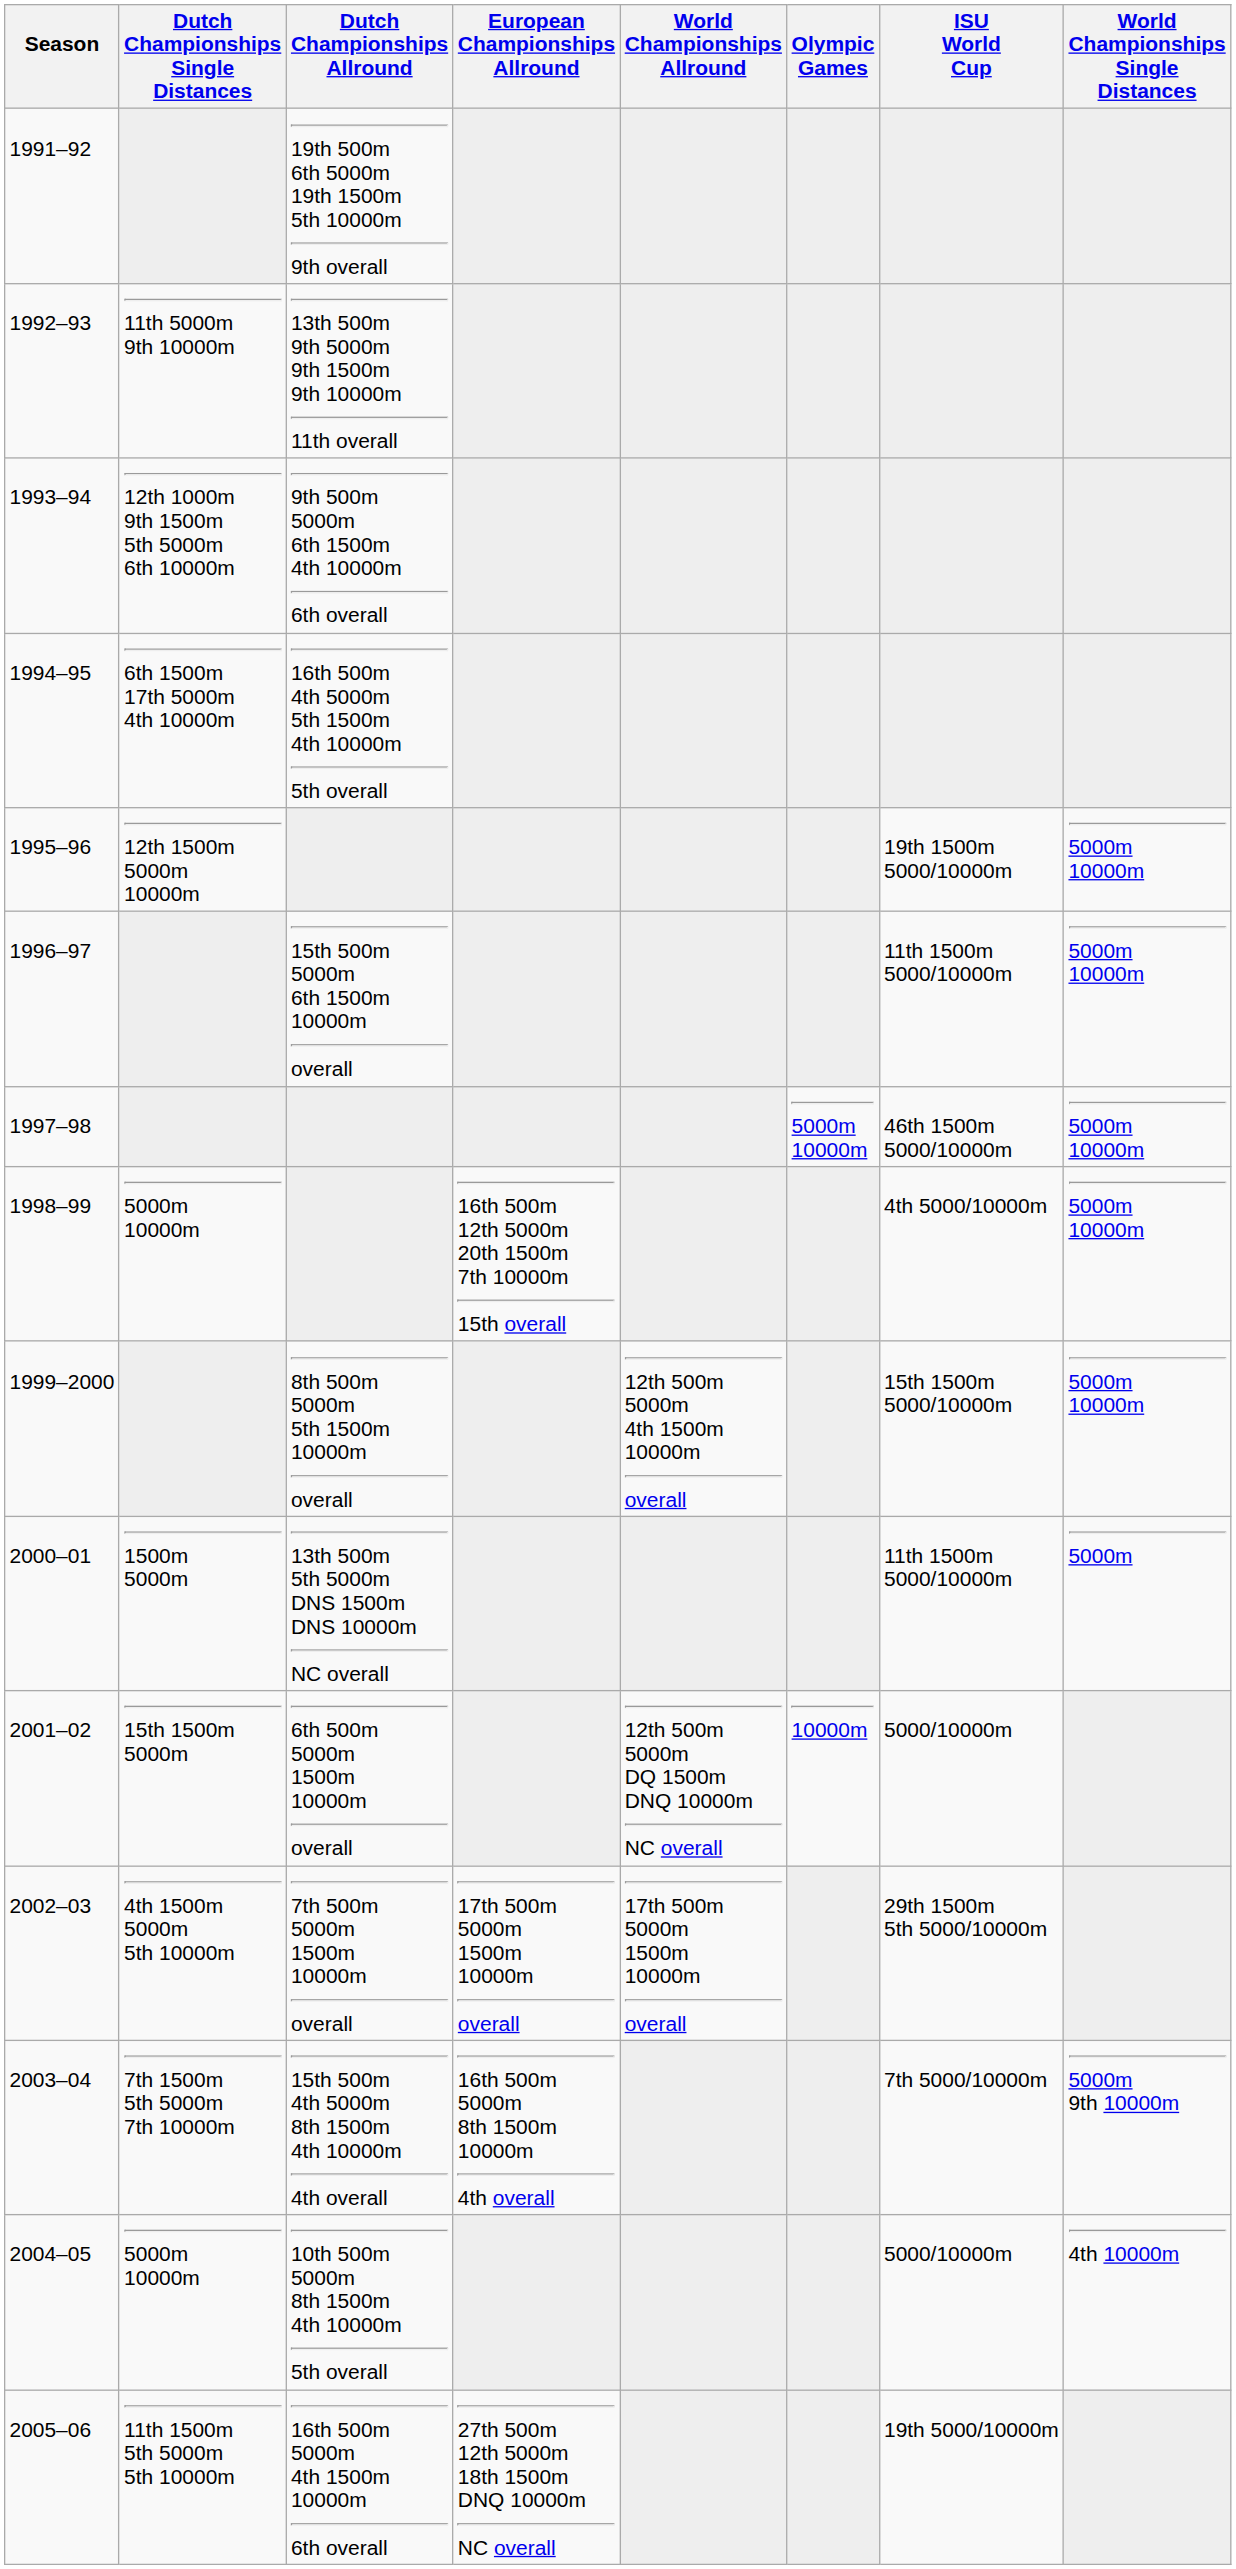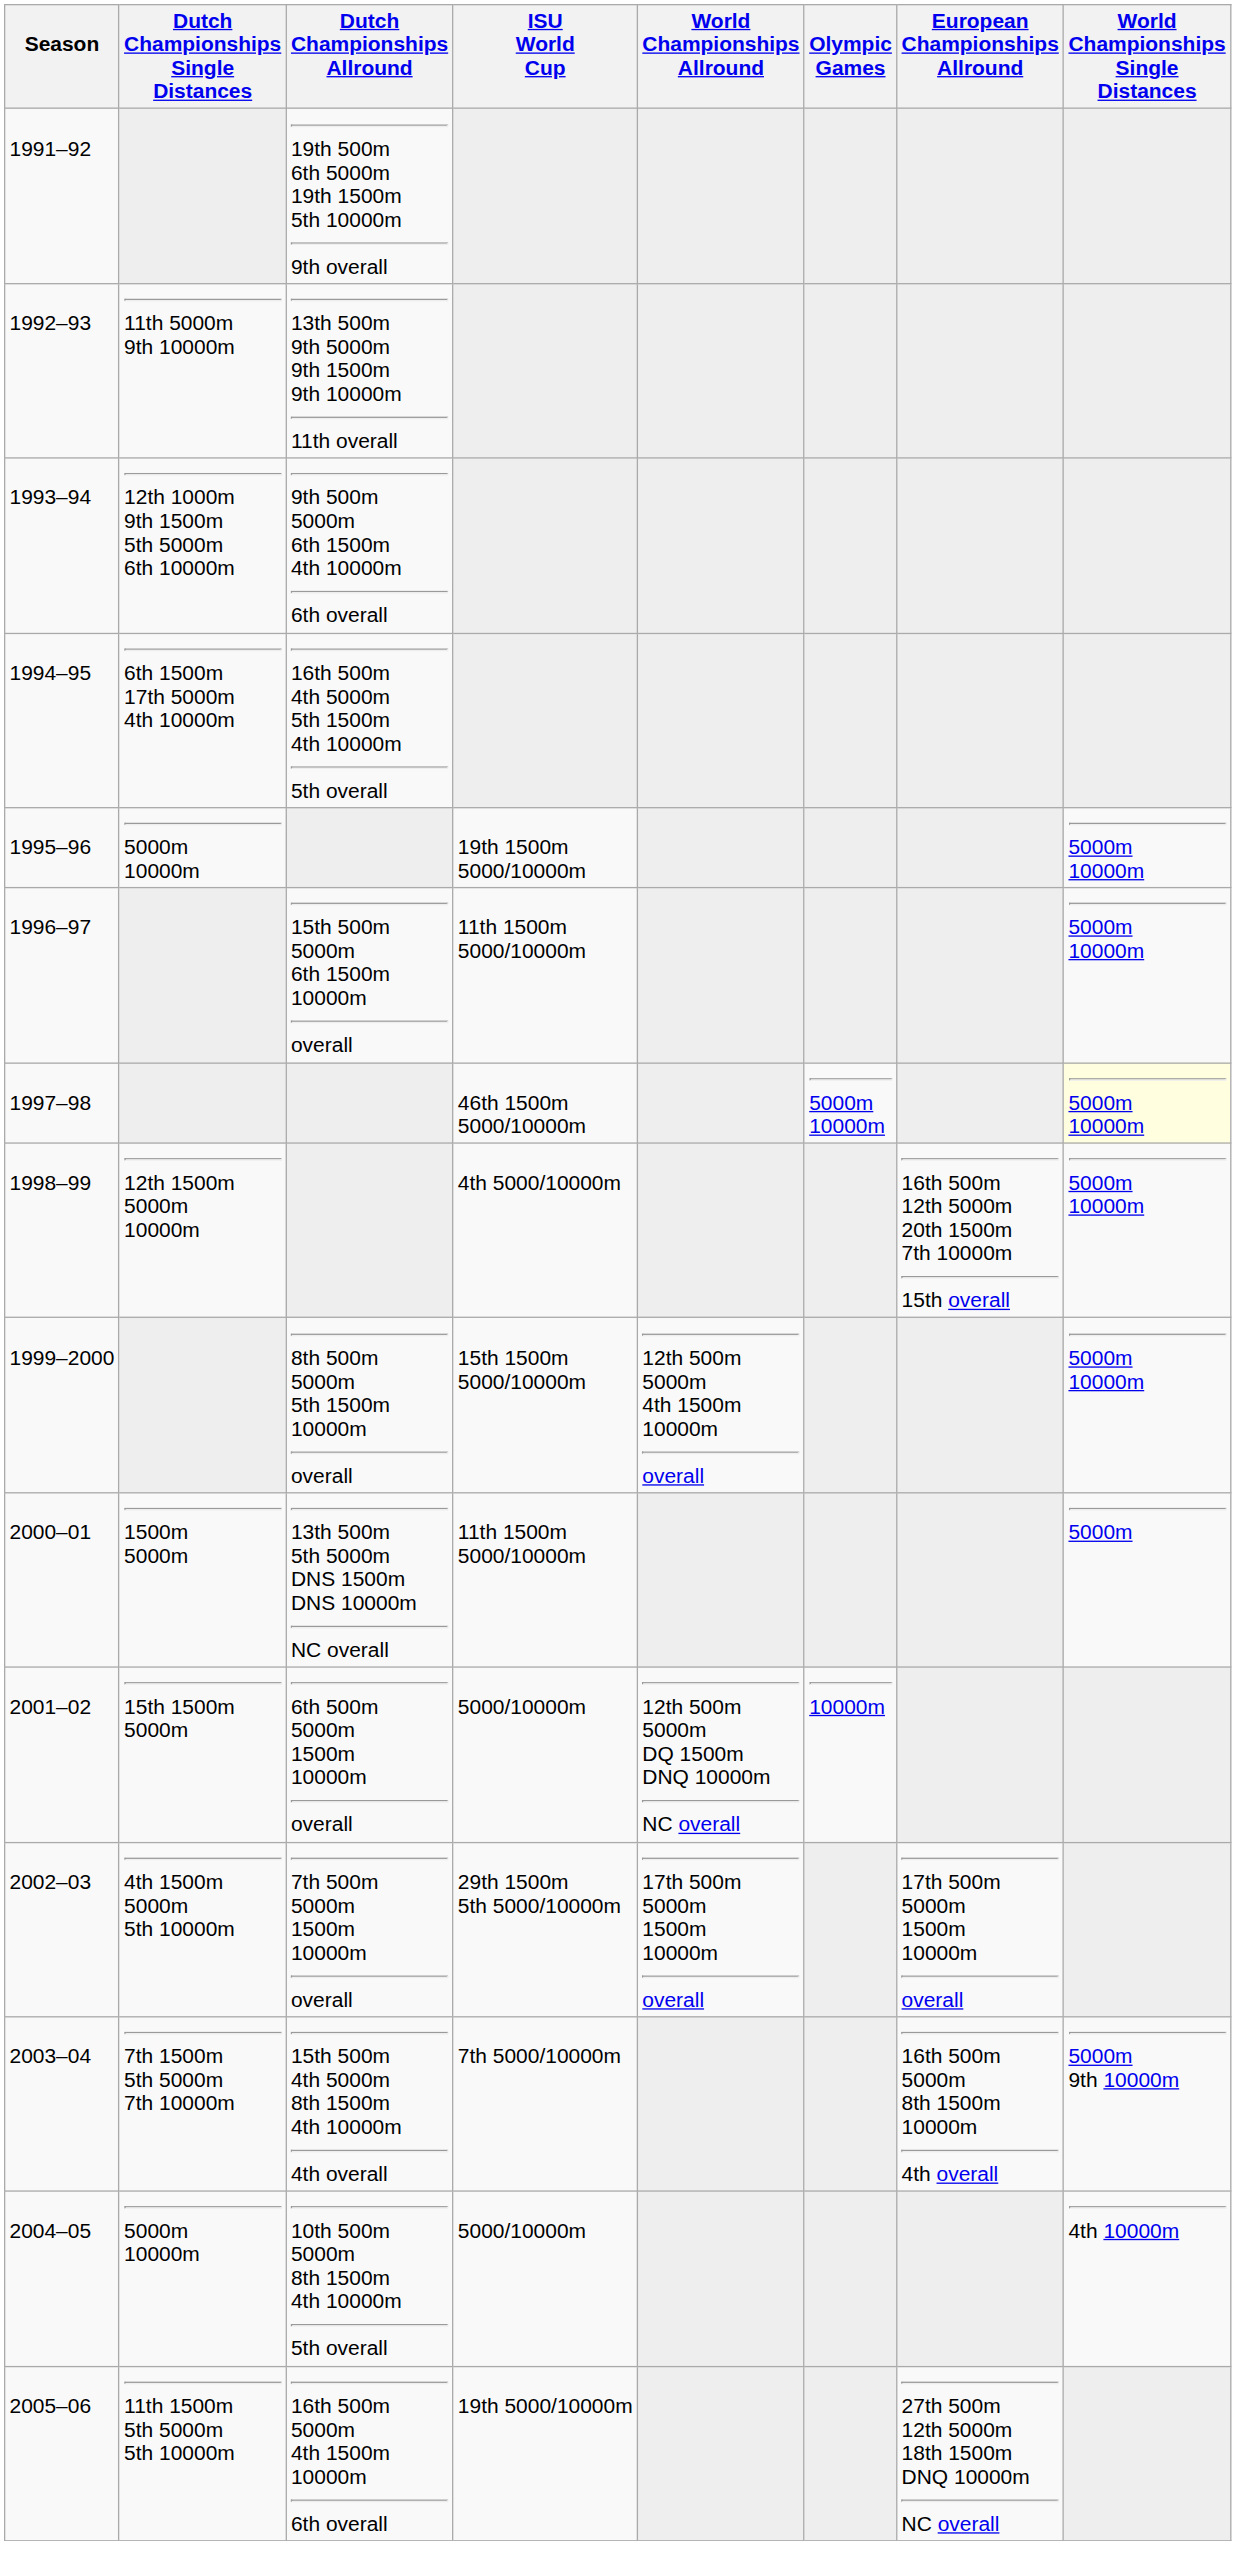columns swapped: (536, 44) <-> (971, 44)
(203, 864) 12th 1500m 5000m 10000m -> (203, 852) 5000m 10000m
(1147, 1131) no background -> (1147, 1107) lightyellow background
(203, 1211) 5000m 10000m -> (203, 1200) 12th 1500m 5000m 10000m
